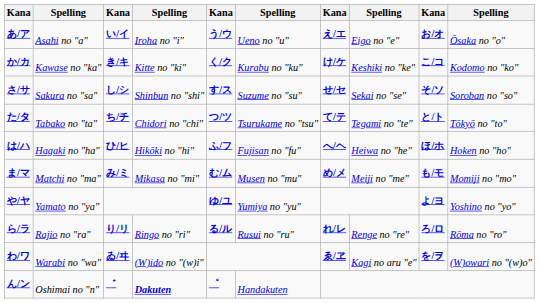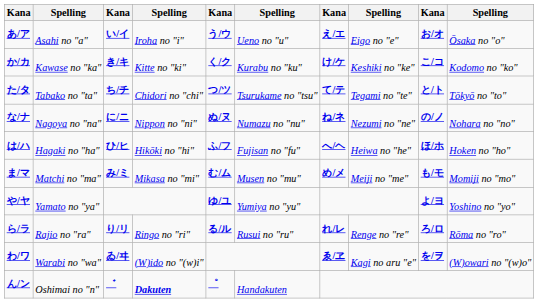- row: (18, 89)
+ row: (18, 117)
